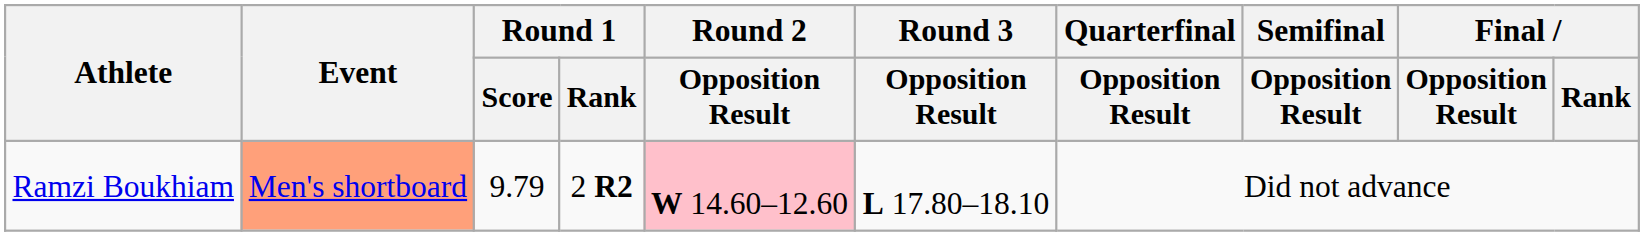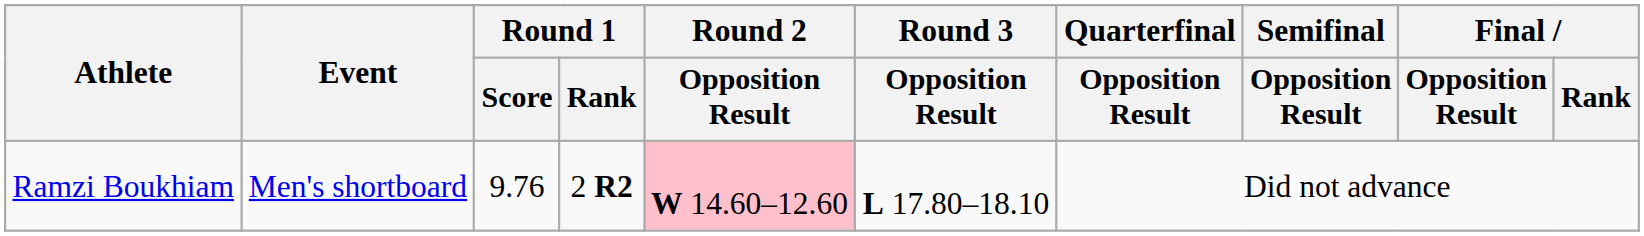(358, 185) lightsalmon background -> (358, 185) no background
(517, 185) 9.79 -> (517, 185) 9.76
